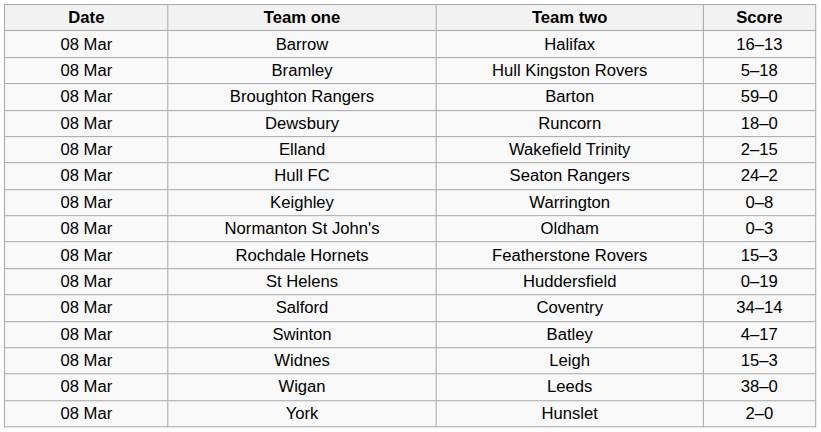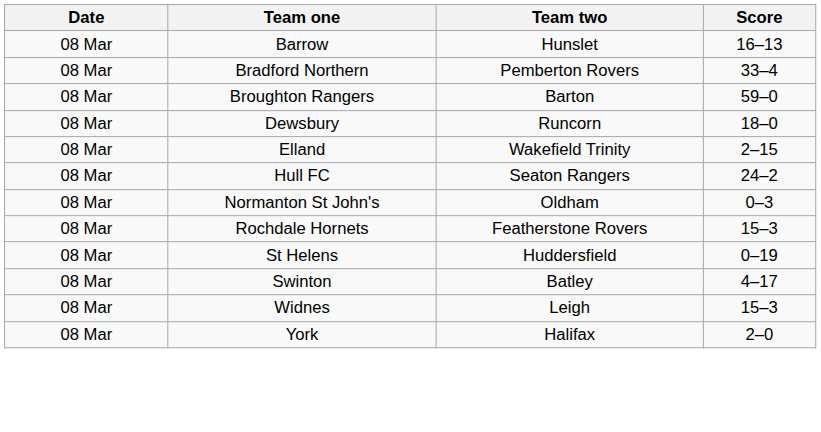(570, 44) Halifax -> (570, 44) Hunslet
+ row: (302, 70)
- row: (302, 70)
- row: (302, 202)
- row: (302, 307)
- row: (302, 387)
(570, 413) Hunslet -> (570, 334) Halifax
